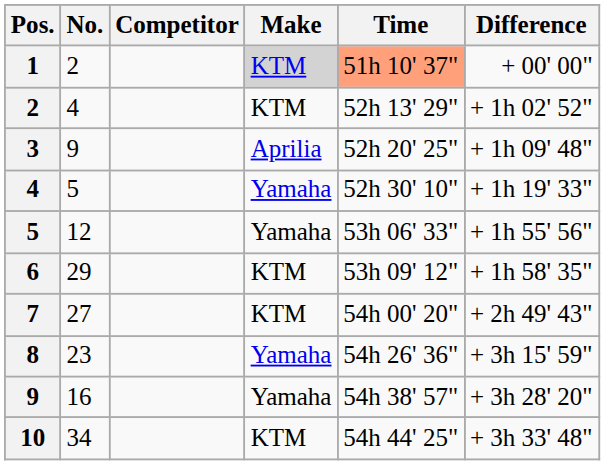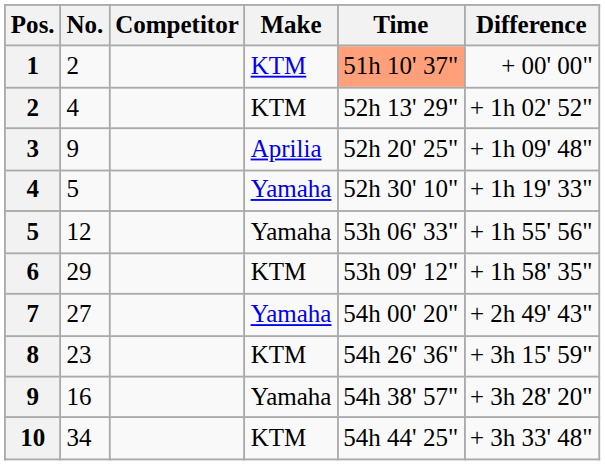(278, 66) lightgrey background -> (278, 66) no background
(278, 313) KTM -> (291, 313) Yamaha
(291, 355) Yamaha -> (278, 355) KTM
